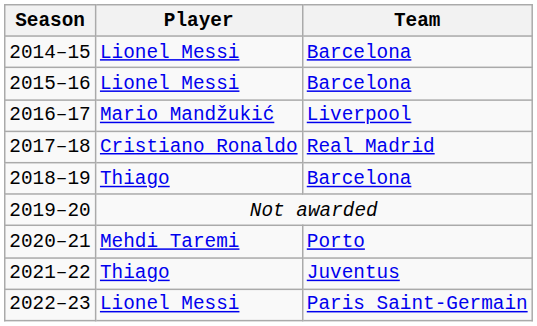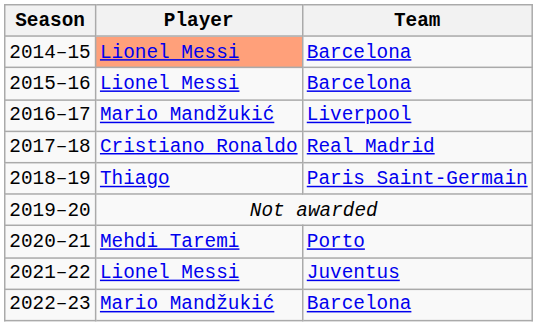(170, 52) no background -> (170, 52) lightsalmon background
(359, 178) Barcelona -> (417, 178) Paris Saint-Germain
(135, 273) Thiago -> (170, 273) Lionel Messi
(170, 305) Lionel Messi -> (187, 305) Mario Mandžukić
(417, 305) Paris Saint-Germain -> (359, 305) Barcelona
